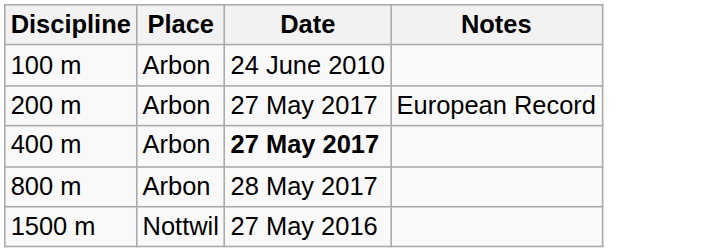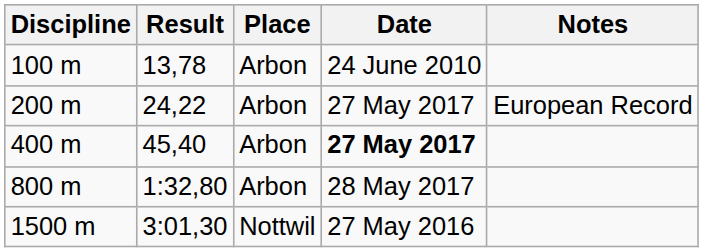+ column: (185, 24)
